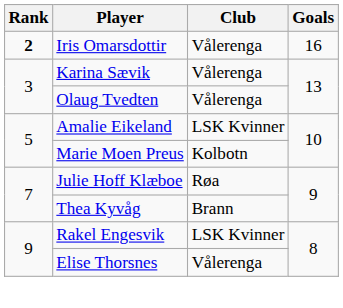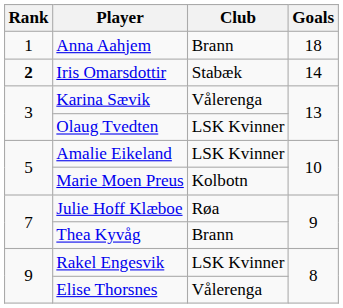+ row: (104, 45)
(227, 45) Vålerenga -> (217, 72) Stabæk
(313, 45) 16 -> (313, 72) 14
(227, 99) Vålerenga -> (238, 126) LSK Kvinner
